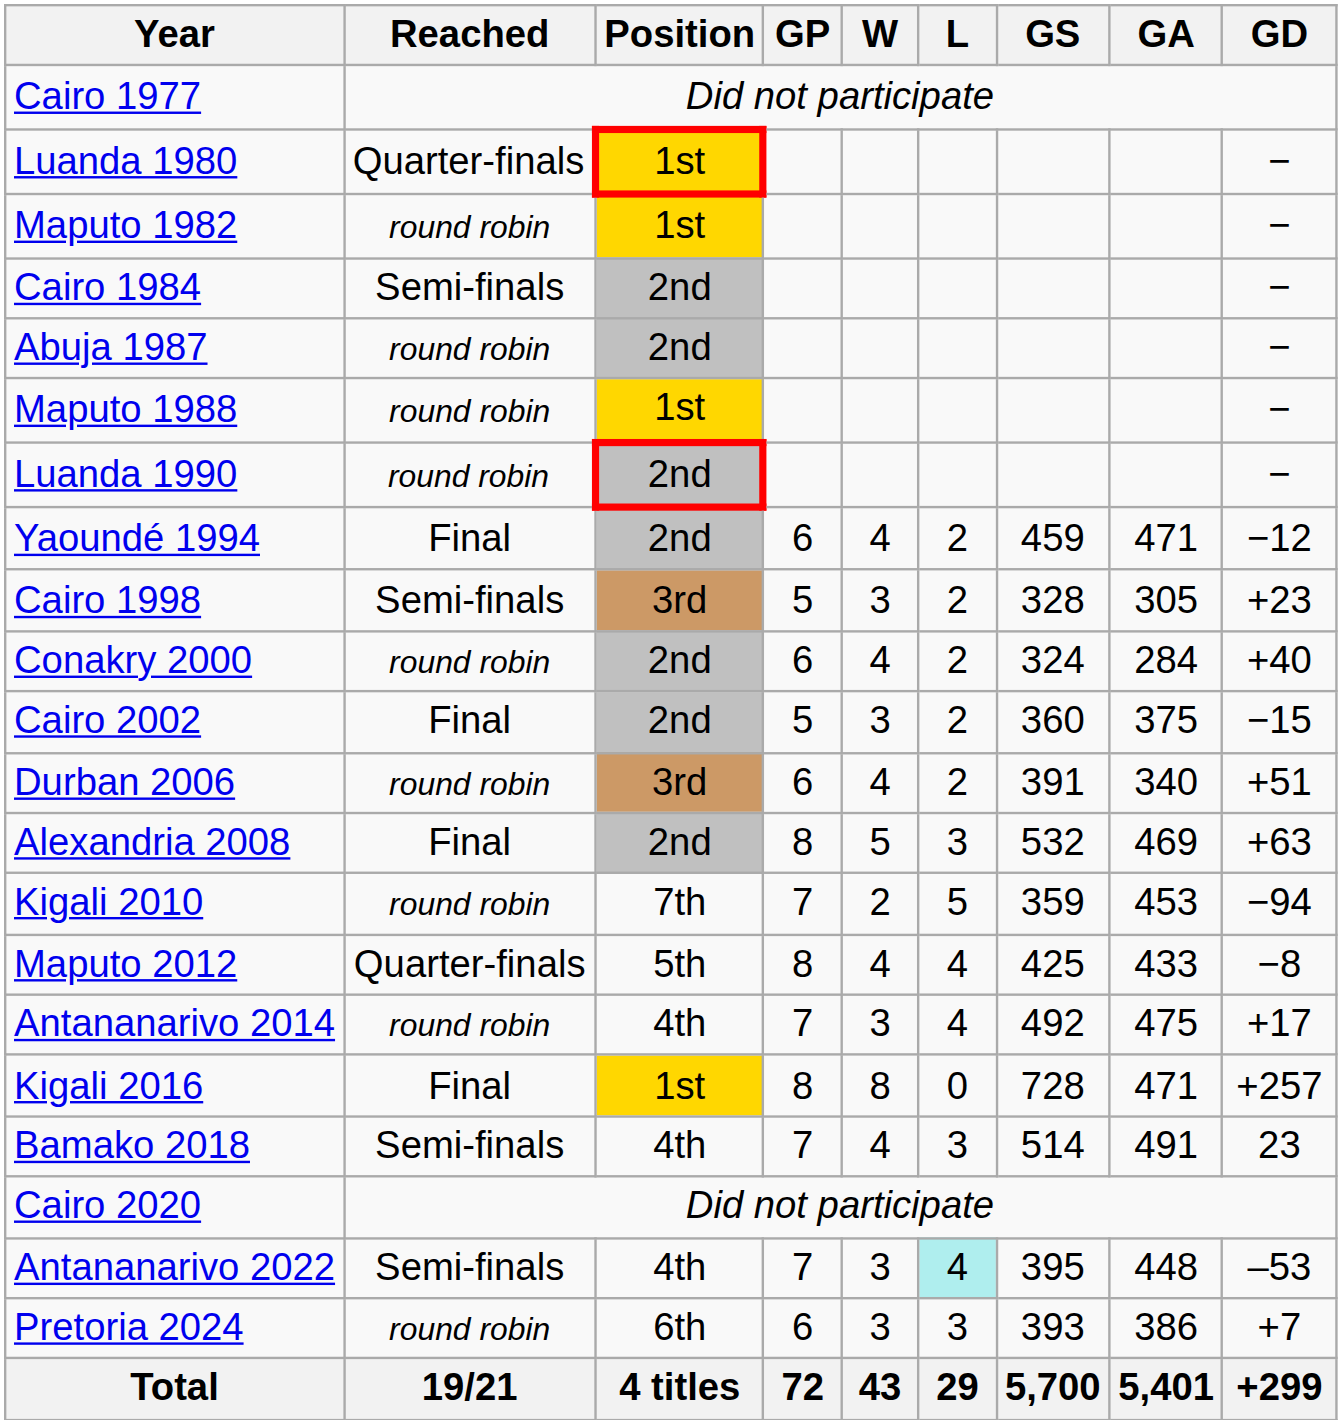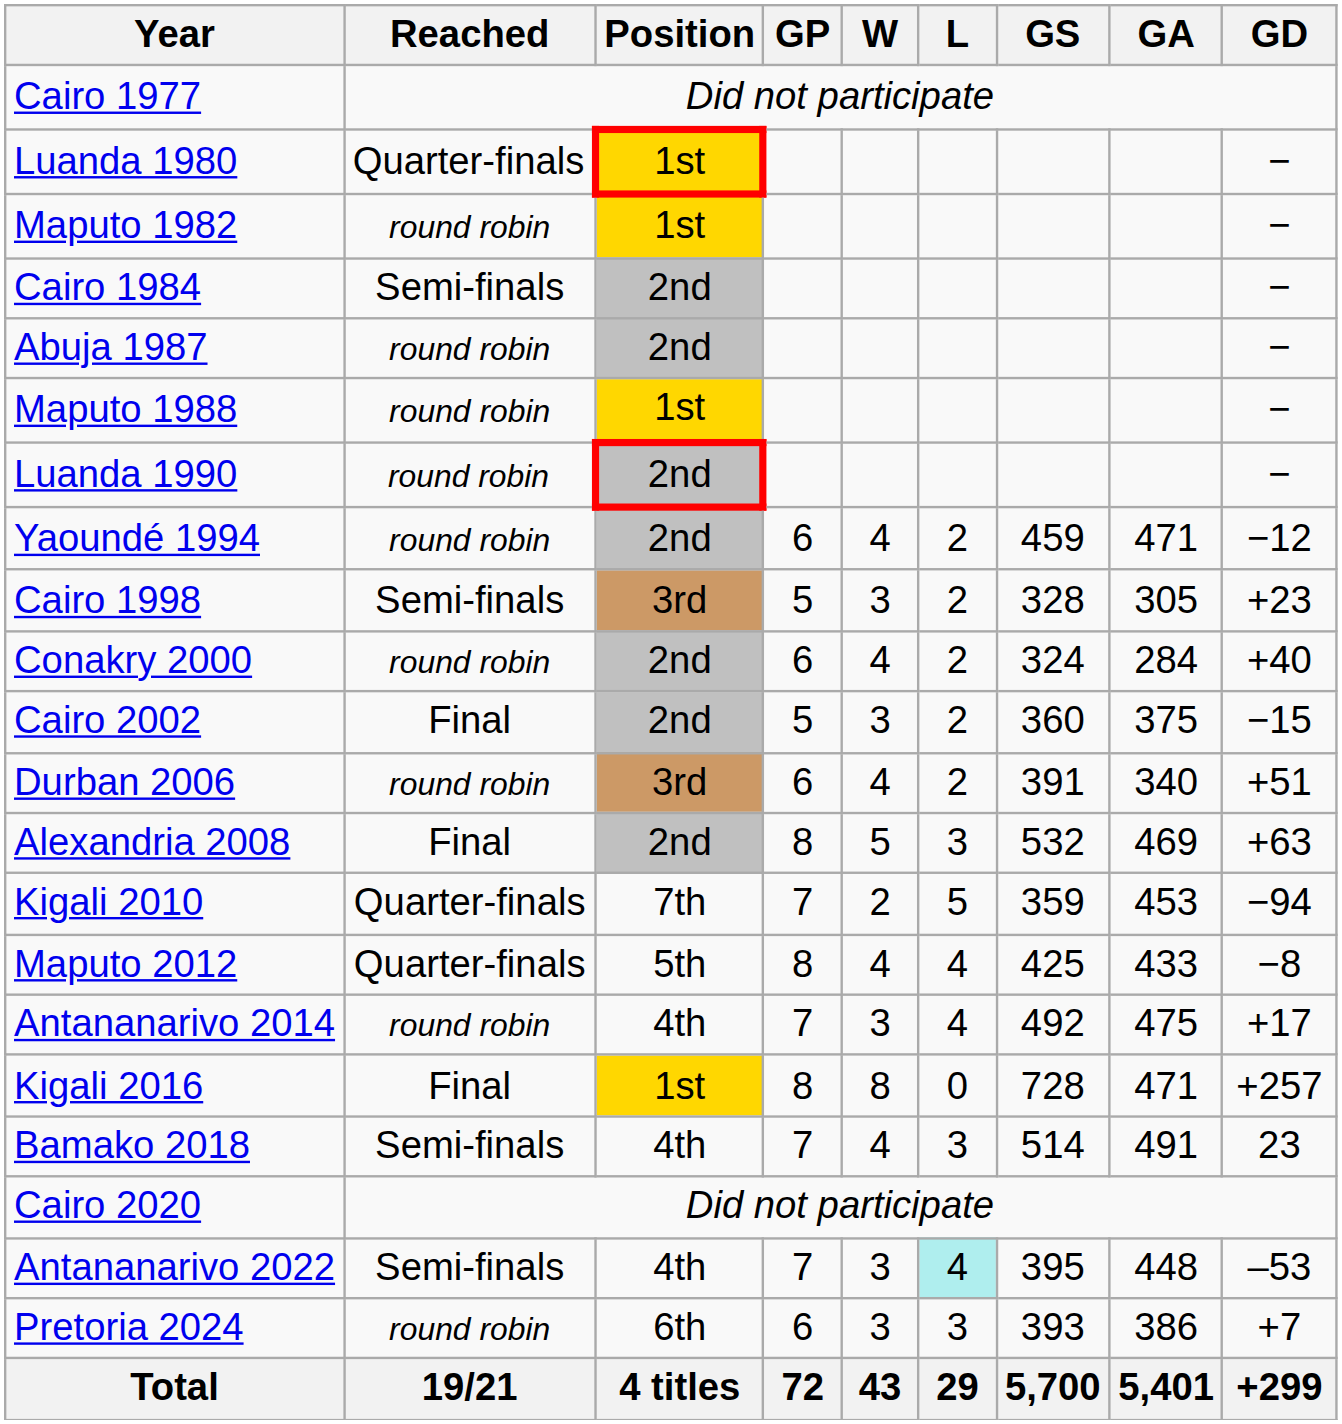(470, 537) Final -> (470, 540) round robin
(470, 905) round robin -> (470, 902) Quarter-finals
